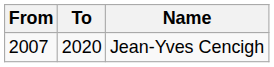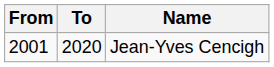(29, 47) 2007 -> (29, 47) 2001
